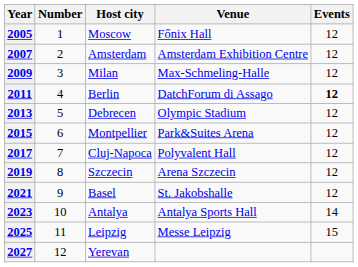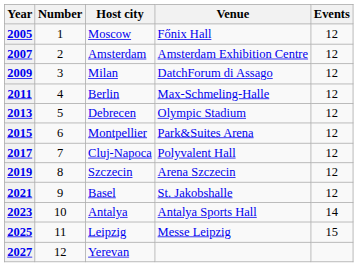(213, 73) Max-Schmeling-Halle -> (215, 73) DatchForum di Assago
(215, 93) DatchForum di Assago -> (213, 93) Max-Schmeling-Halle
(332, 93) bold -> (332, 93) normal
